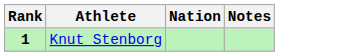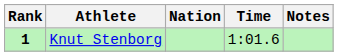+ column: (254, 16)
